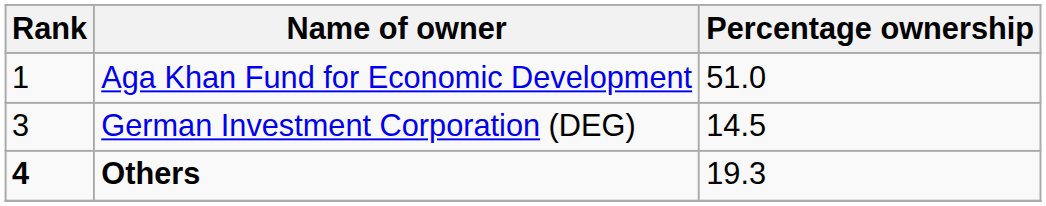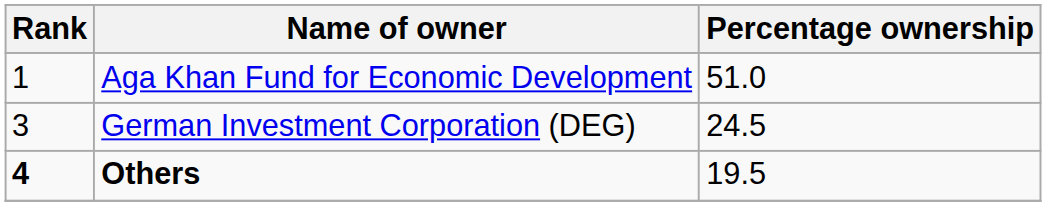(736, 126) 14.5 -> (736, 126) 24.5
(736, 175) 19.3 -> (736, 175) 19.5
